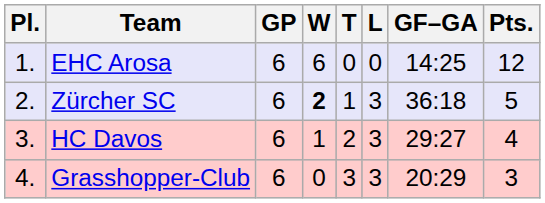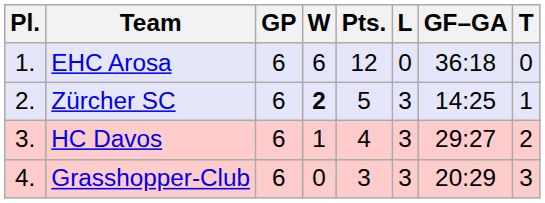columns swapped: (349, 23) <-> (511, 23)
(436, 62) 14:25 -> (466, 62) 36:18
(436, 100) 36:18 -> (466, 100) 14:25
